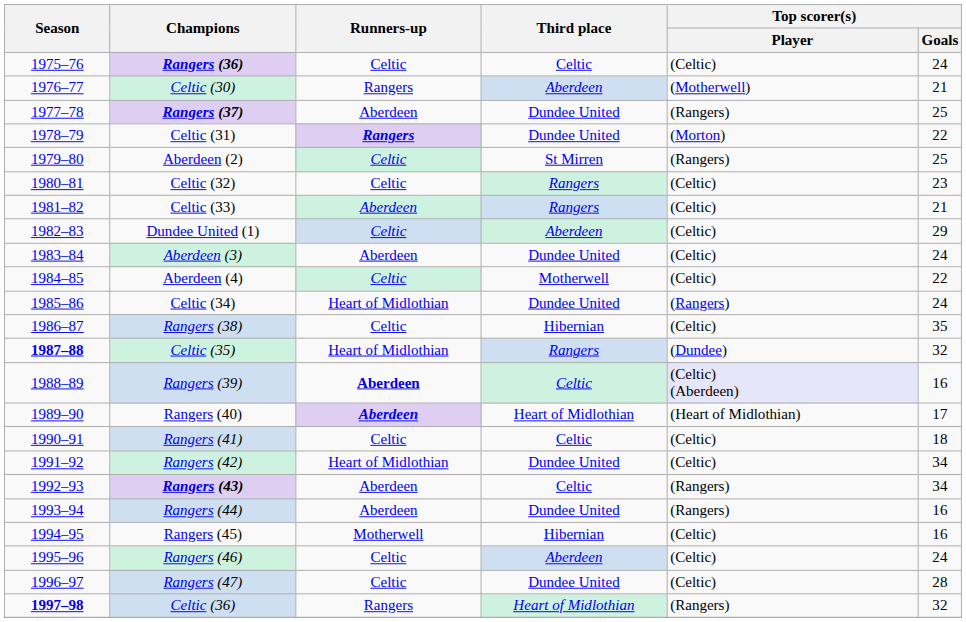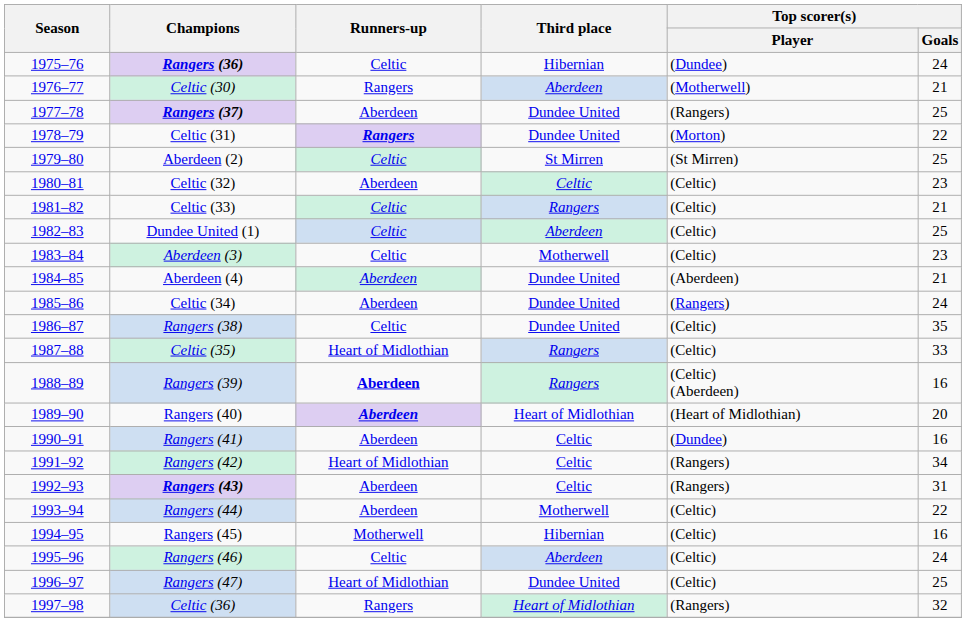(574, 64) Celtic -> (574, 64) Hibernian
(693, 64) (Celtic) -> (699, 64) (Dundee)
(700, 159) (Rangers) -> (704, 159) (St Mirren)
(388, 183) Celtic -> (388, 183) Aberdeen
(574, 183) Rangers -> (574, 183) Celtic
(388, 207) Aberdeen -> (388, 207) Celtic
(940, 231) 29 -> (940, 231) 25
(388, 254) Aberdeen -> (388, 254) Celtic
(574, 254) Dundee United -> (574, 254) Motherwell
(940, 254) 24 -> (940, 254) 23
(388, 278) Celtic -> (388, 278) Aberdeen
(574, 278) Motherwell -> (574, 278) Dundee United
(693, 278) (Celtic) -> (704, 278) (Aberdeen)
(940, 278) 22 -> (940, 278) 21
(388, 302) Heart of Midlothian -> (388, 302) Aberdeen
(574, 326) Hibernian -> (574, 326) Dundee United
(57, 350) bold -> (57, 350) normal
(699, 350) (Dundee) -> (693, 350) (Celtic)
(940, 350) 32 -> (940, 350) 33
(574, 382) Celtic -> (574, 382) Rangers
(704, 382) lavender background -> (704, 382) no background
(940, 414) 17 -> (940, 414) 20
(388, 438) Celtic -> (388, 438) Aberdeen
(693, 438) (Celtic) -> (699, 438) (Dundee)
(940, 438) 18 -> (940, 438) 16
(574, 462) Dundee United -> (574, 462) Celtic
(693, 462) (Celtic) -> (700, 462) (Rangers)
(940, 486) 34 -> (940, 486) 31
(574, 510) Dundee United -> (574, 510) Motherwell
(700, 510) (Rangers) -> (693, 510) (Celtic)
(940, 510) 16 -> (940, 510) 22
(388, 581) Celtic -> (388, 581) Heart of Midlothian
(940, 581) 28 -> (940, 581) 25
(57, 605) bold -> (57, 605) normal
